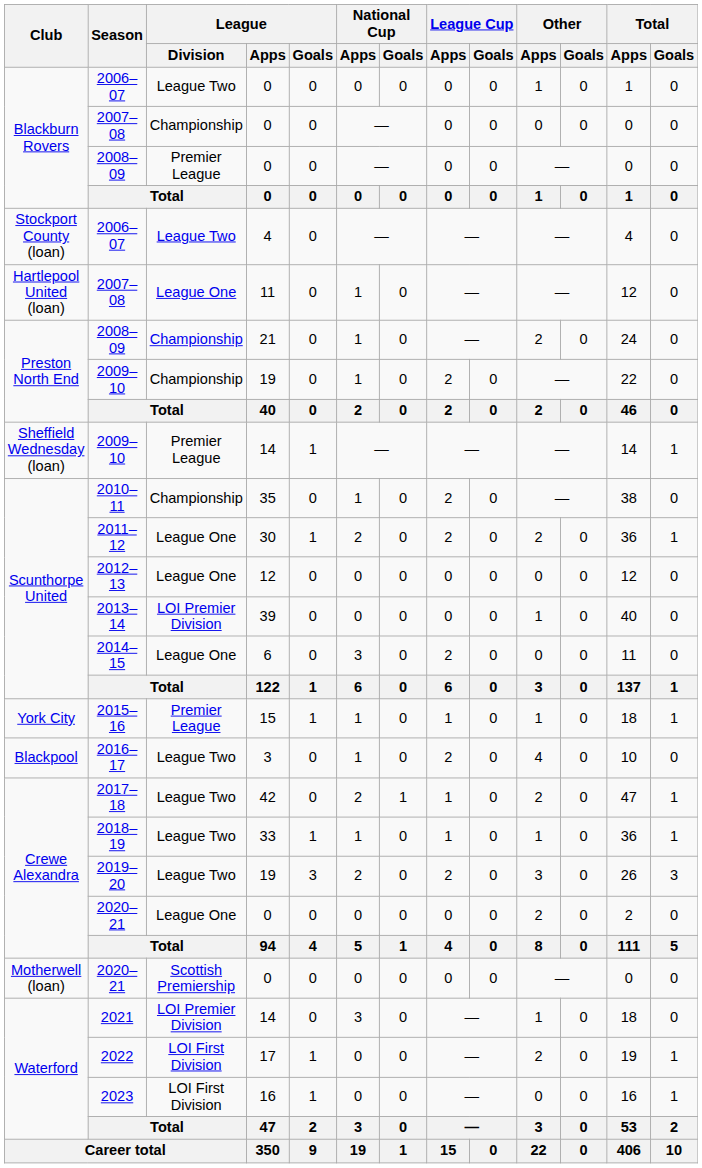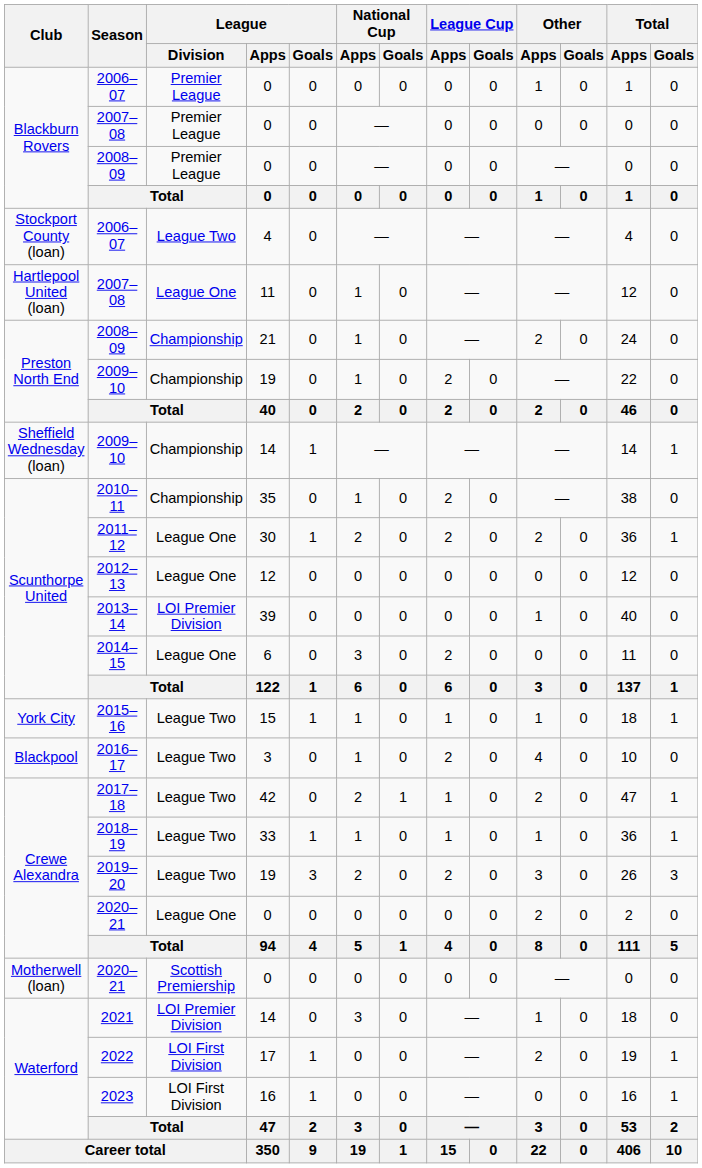(196, 86) League Two -> (196, 86) Premier League
(196, 126) Championship -> (196, 126) Premier League
(196, 450) Premier League -> (196, 450) Championship
(196, 718) Premier League -> (196, 718) League Two
